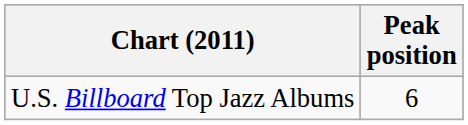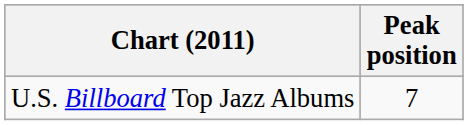(412, 97) 6 -> (412, 97) 7
